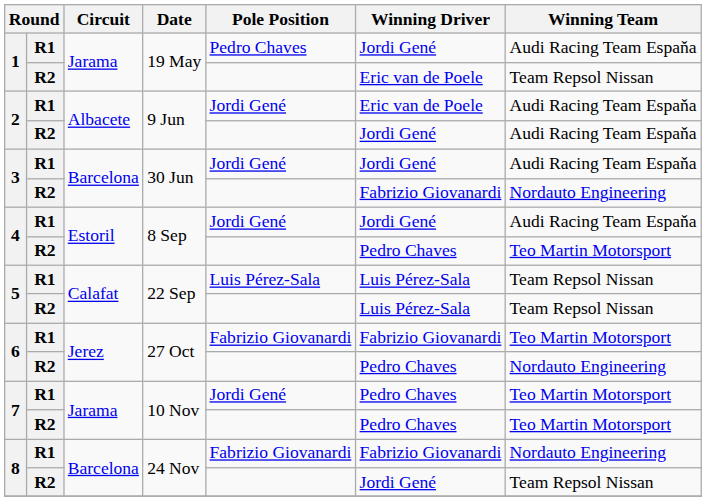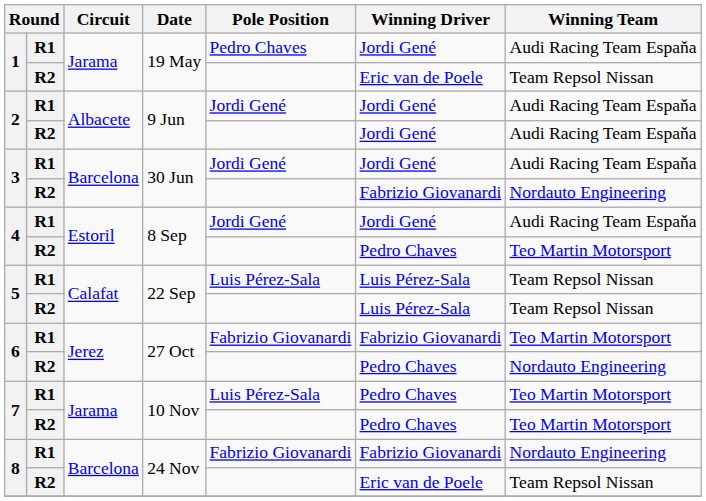(421, 105) Eric van de Poele -> (398, 105) Jordi Gené
(248, 394) Jordi Gené -> (265, 394) Luis Pérez-Sala
(398, 481) Jordi Gené -> (421, 481) Eric van de Poele
